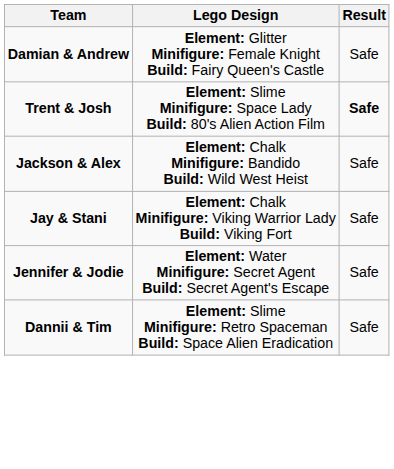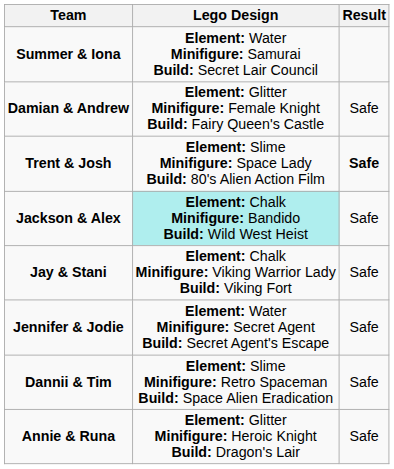+ row: (68, 54)
(236, 163) no background -> (236, 218) paleturquoise background
+ row: (68, 436)
